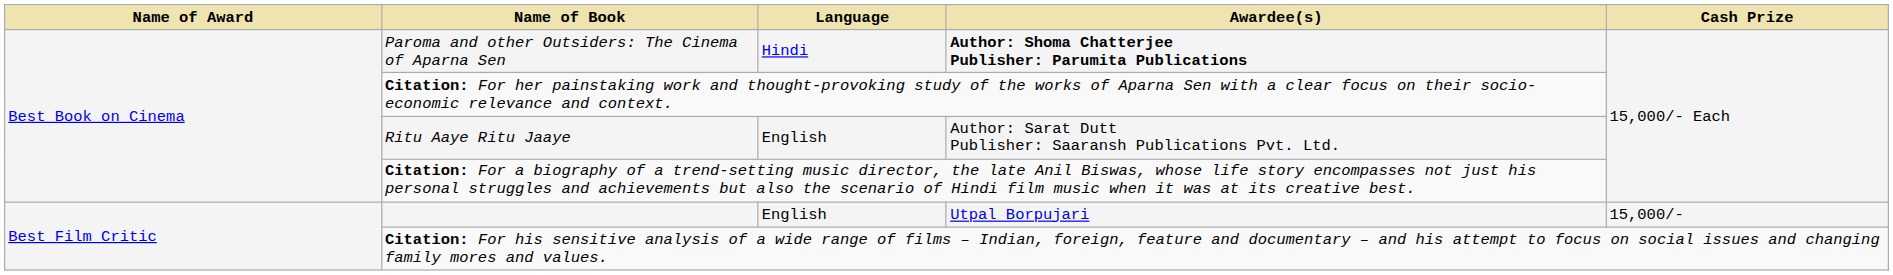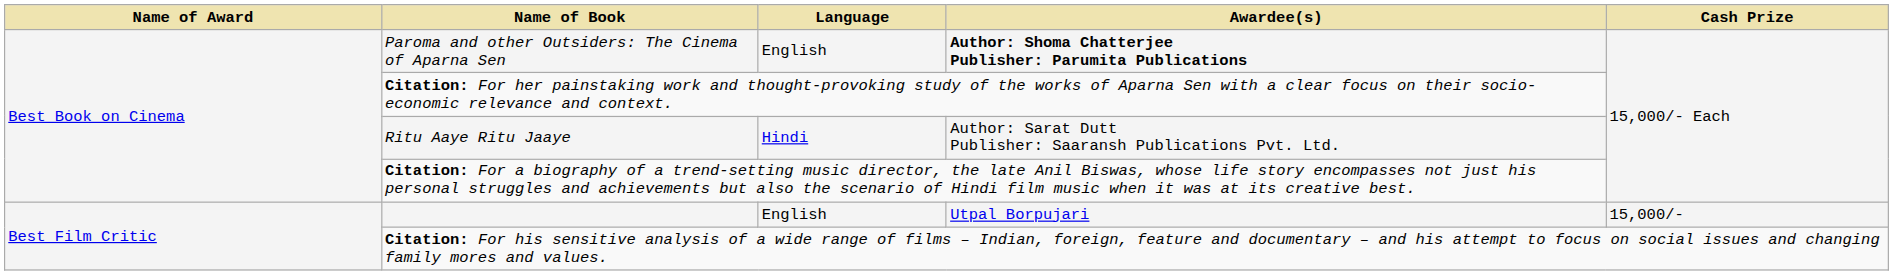(785, 51) Hindi -> (794, 51) English
(794, 137) English -> (785, 137) Hindi
